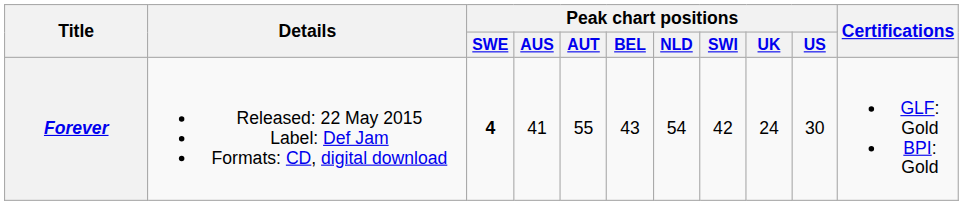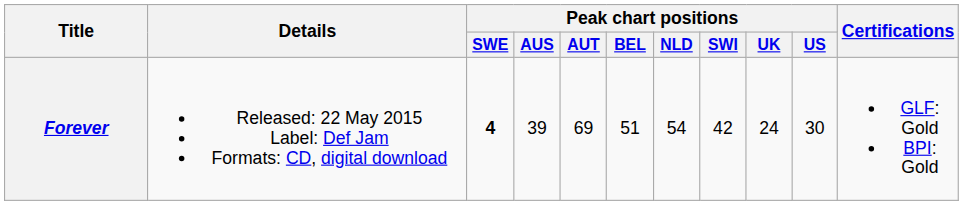(537, 128) 41 -> (537, 128) 39
(584, 128) 55 -> (584, 128) 69
(630, 128) 43 -> (630, 128) 51
